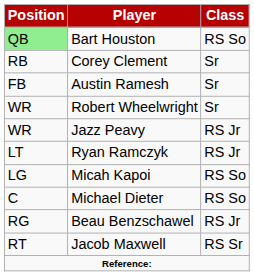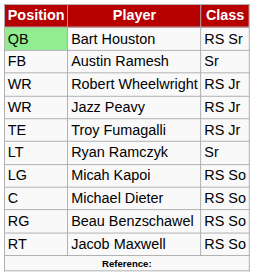(225, 38) RS So -> (223, 38) RS Sr
- row: (119, 61)
(211, 107) Sr -> (222, 84) RS Jr
+ row: (119, 130)
(222, 152) RS Jr -> (211, 152) Sr
(222, 221) RS Jr -> (225, 221) RS So
(223, 244) RS Sr -> (225, 244) RS So
